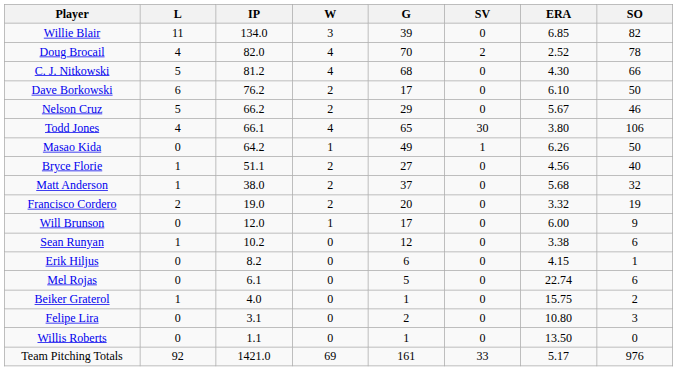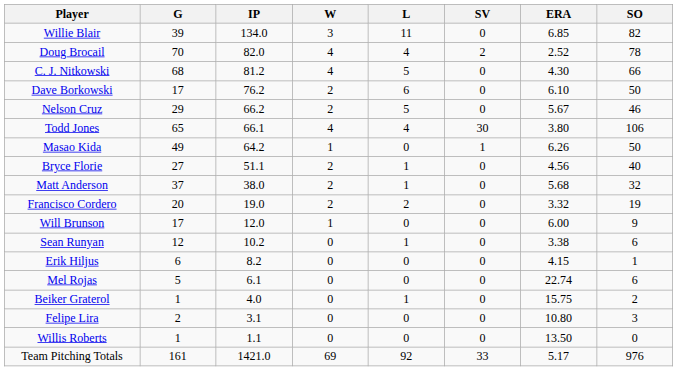columns swapped: (406, 14) <-> (178, 14)
